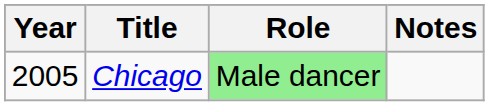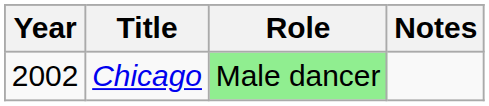(45, 75) 2005 -> (45, 75) 2002
